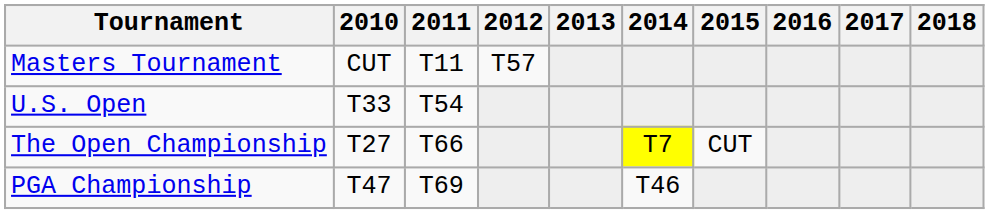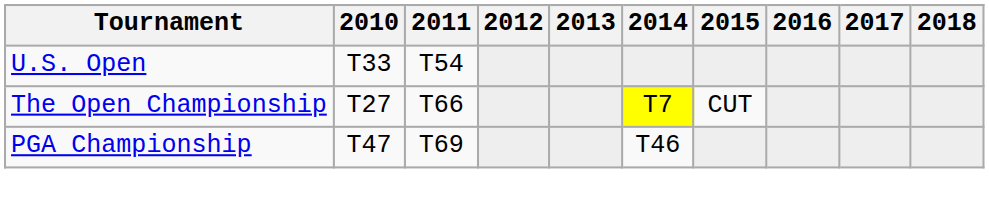- row: (146, 66)
